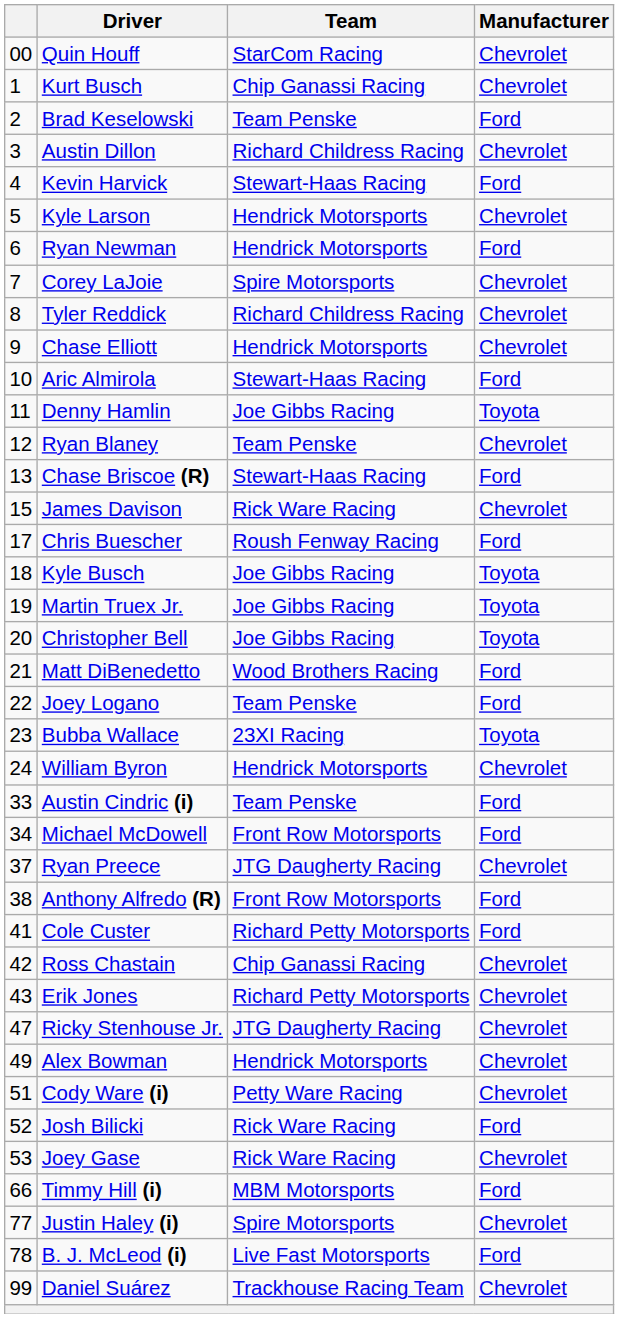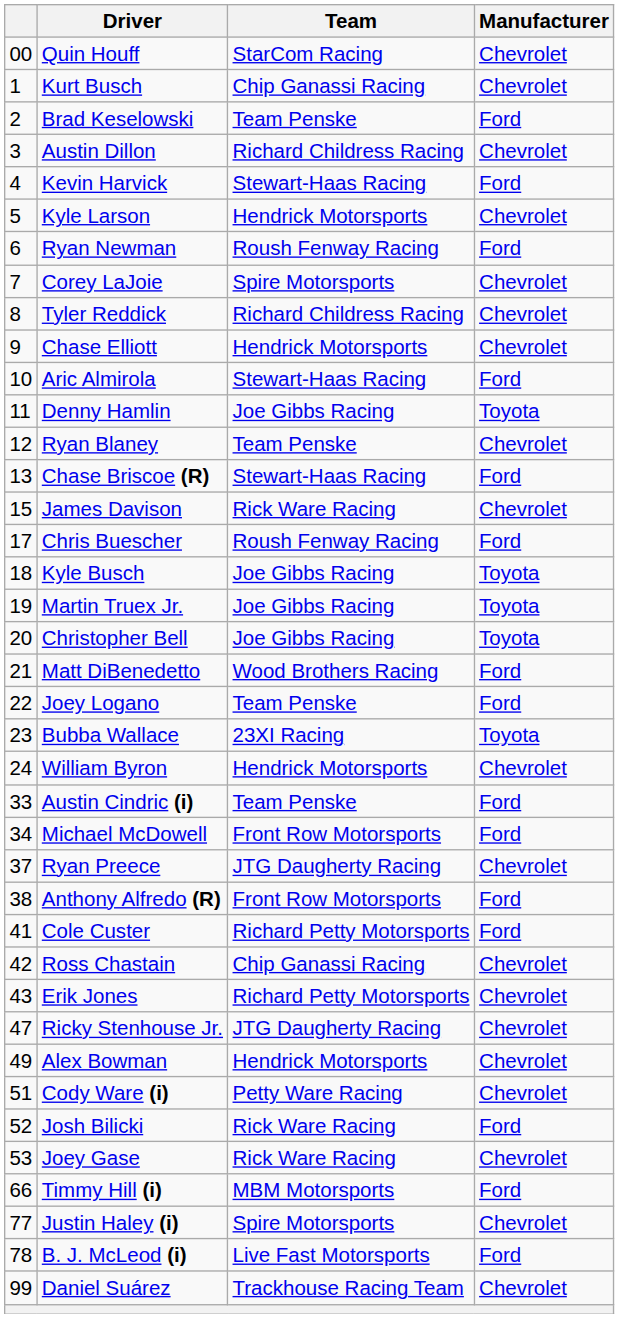(330, 248) Hendrick Motorsports -> (336, 248) Roush Fenway Racing
